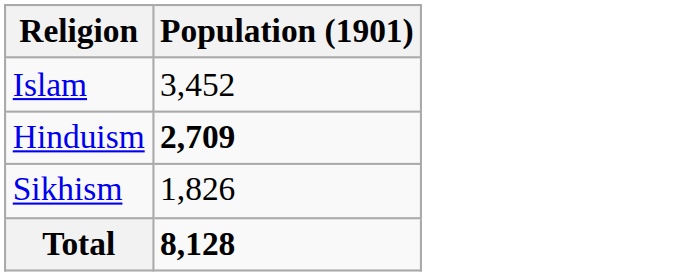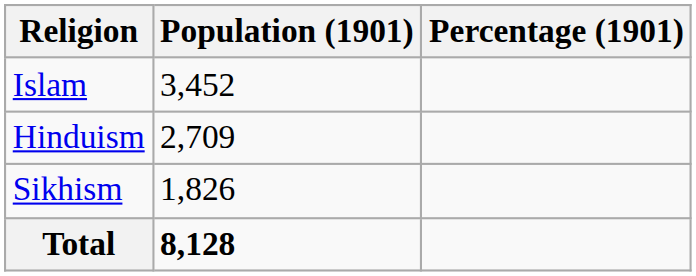+ column: (556, 31)
(198, 137) bold -> (198, 137) normal
